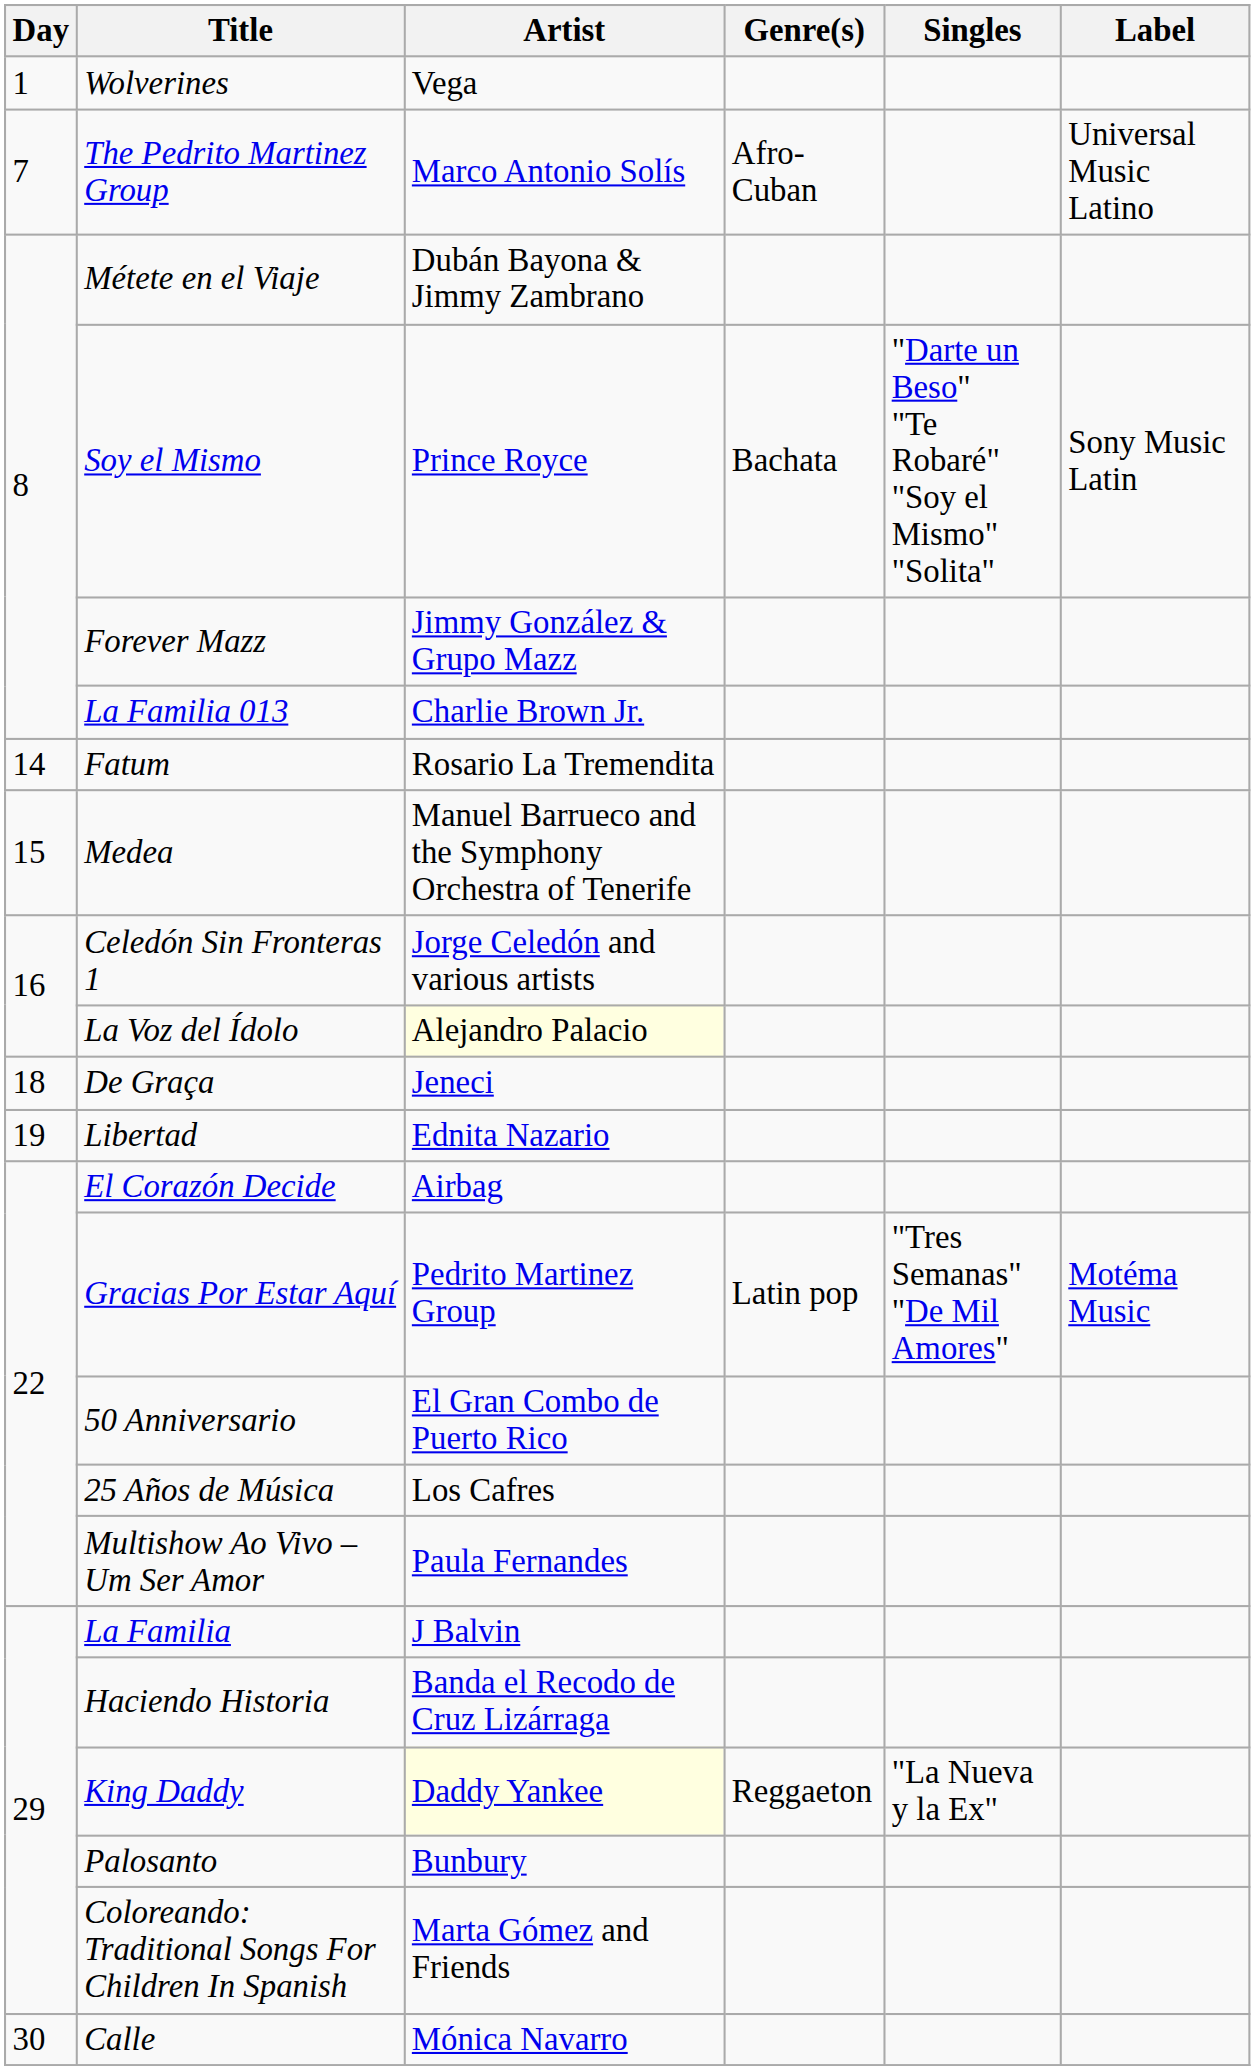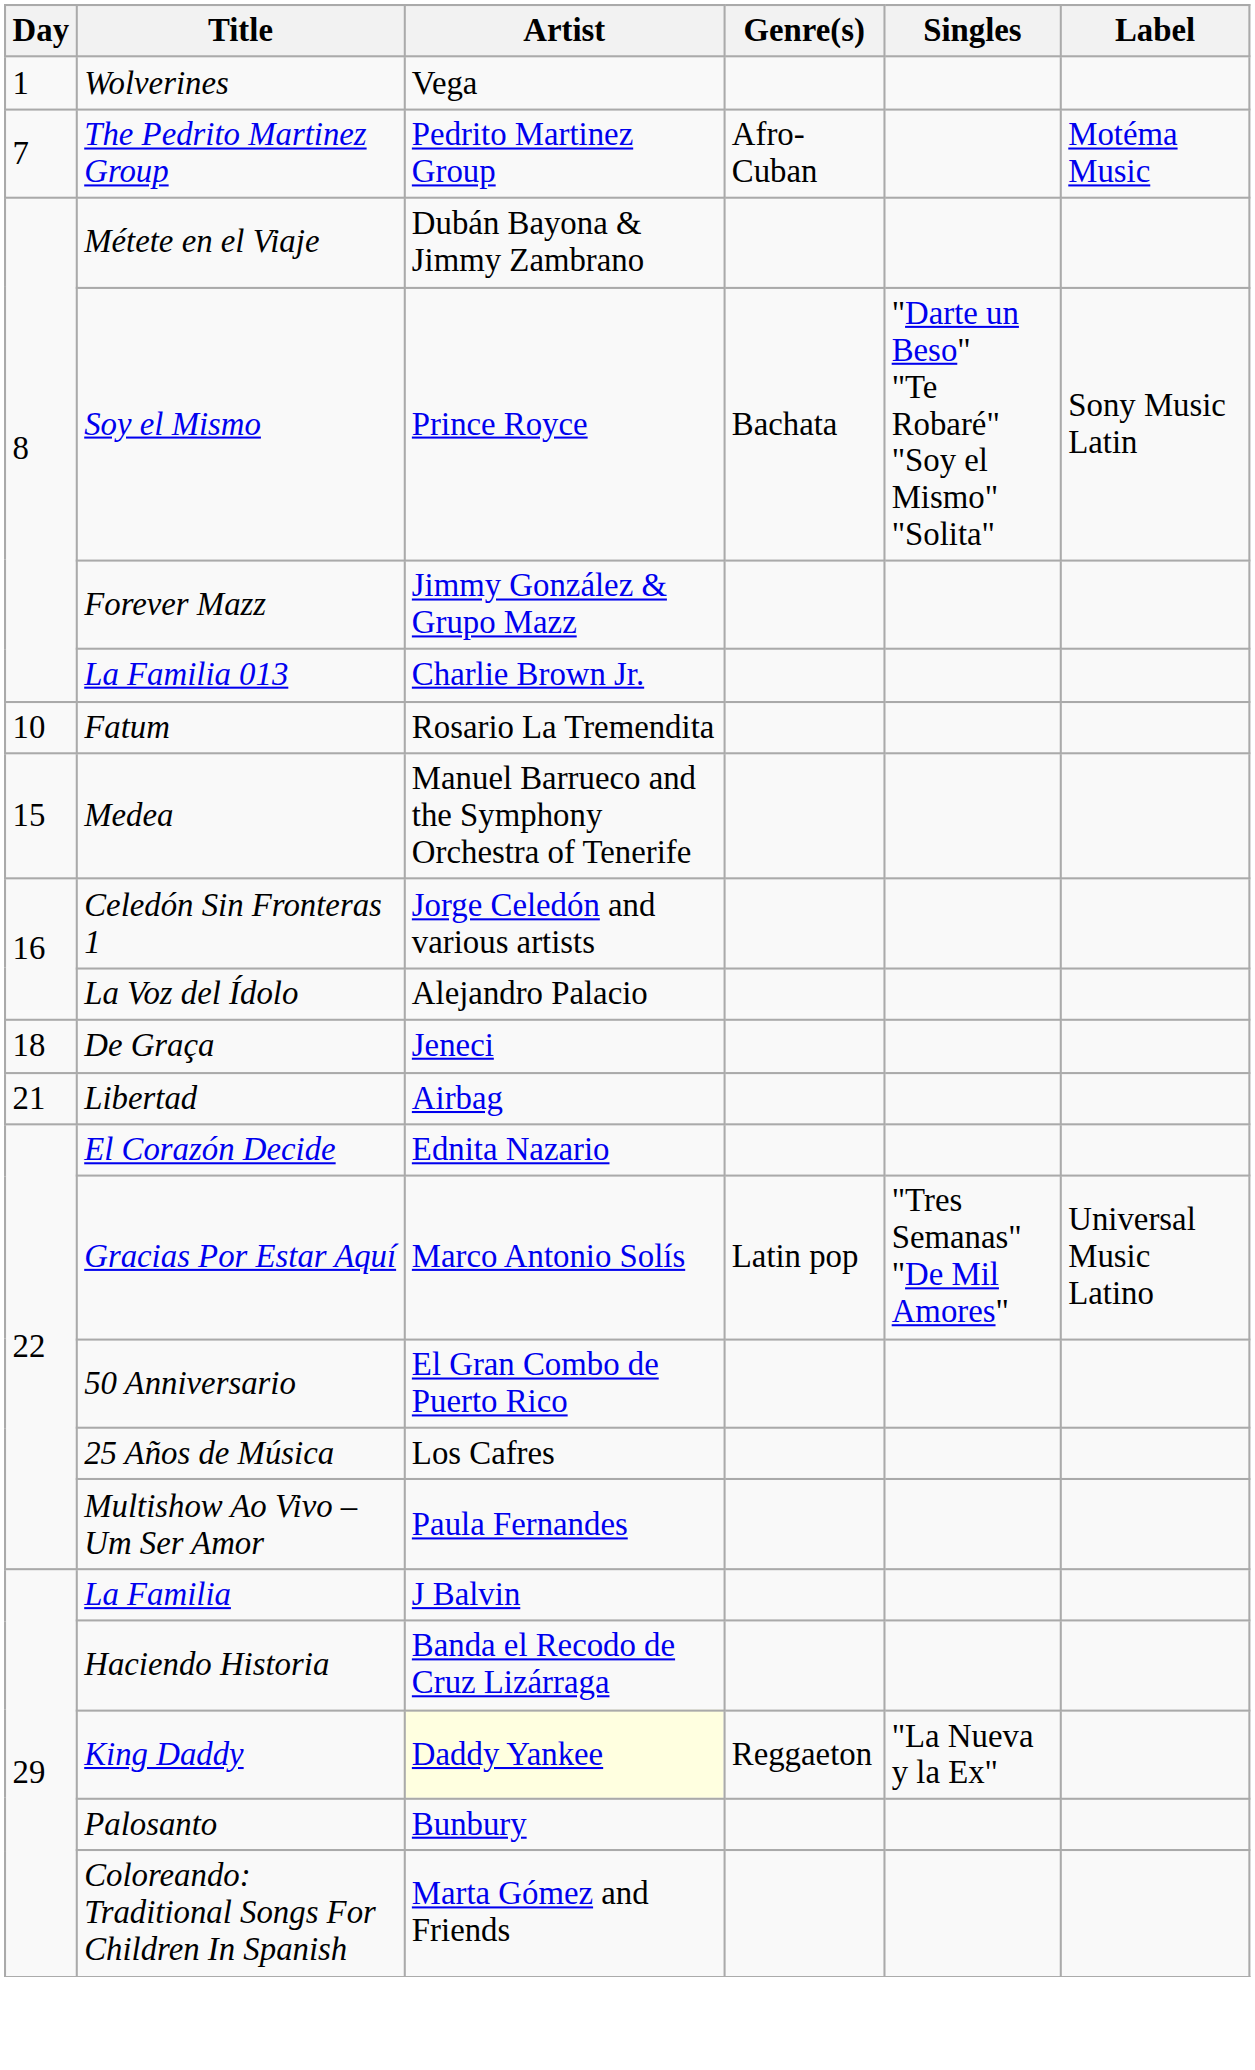(549, 171) Marco Antonio Solís -> (523, 152) Pedrito Martinez Group
(1132, 171) Universal Music Latino -> (1123, 152) Motéma Music
(29, 763) 14 -> (29, 726) 10
(530, 1030) lightyellow background -> (530, 993) no background
(29, 1134) 19 -> (29, 1097) 21
(511, 1134) Ednita Nazario -> (457, 1097) Airbag
(457, 1186) Airbag -> (511, 1149) Ednita Nazario
(523, 1293) Pedrito Martinez Group -> (549, 1256) Marco Antonio Solís
(1123, 1293) Motéma Music -> (1132, 1256) Universal Music Latino
- row: (120, 2038)
